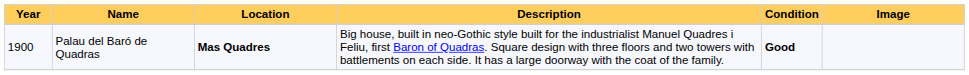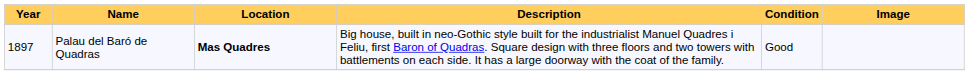(21, 47) 1900 -> (21, 47) 1897
(780, 47) bold -> (779, 47) normal
